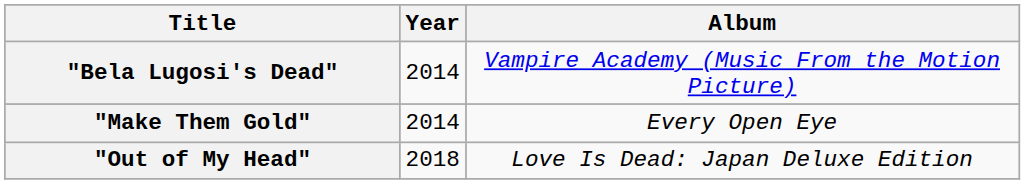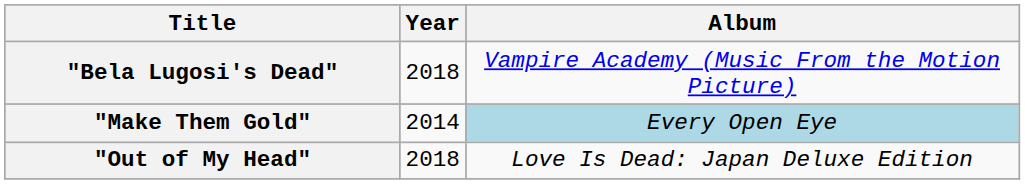(433, 73) 2014 -> (433, 73) 2018
(742, 123) no background -> (742, 123) lightblue background
